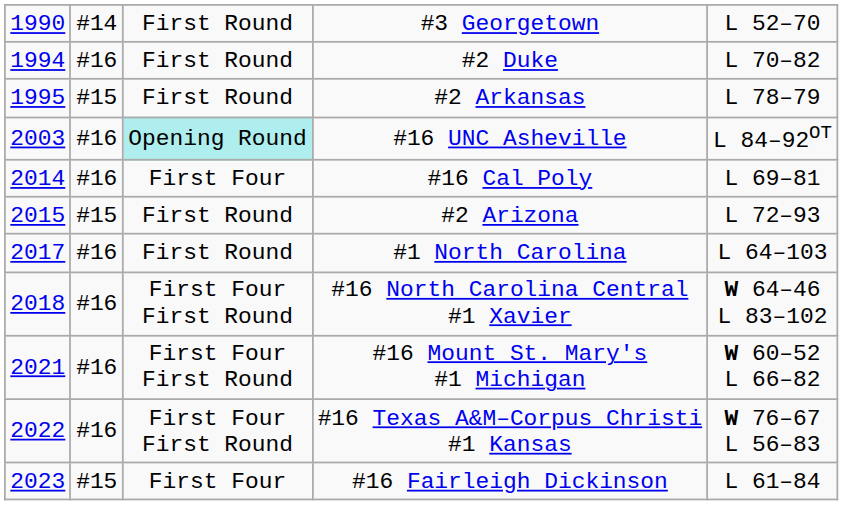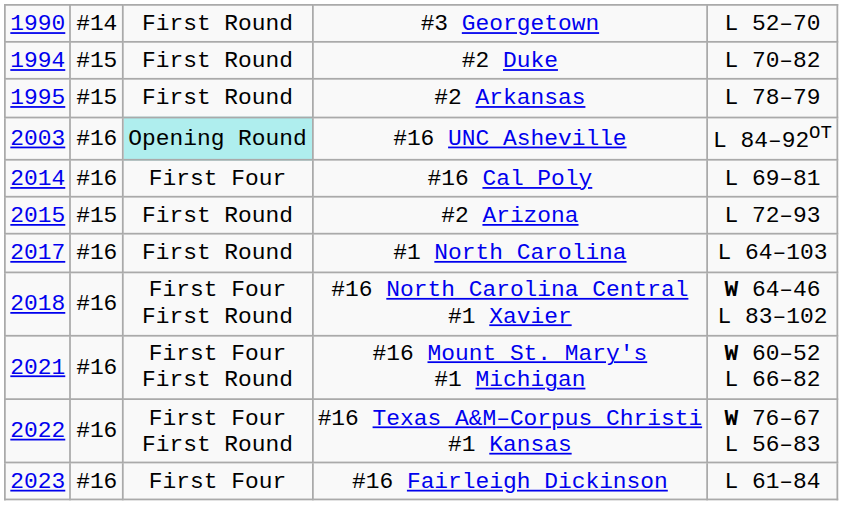(97, 61) #16 -> (97, 61) #15
(97, 481) #15 -> (97, 481) #16
